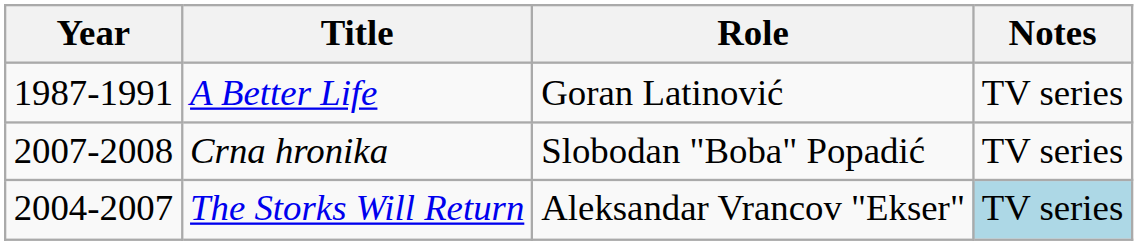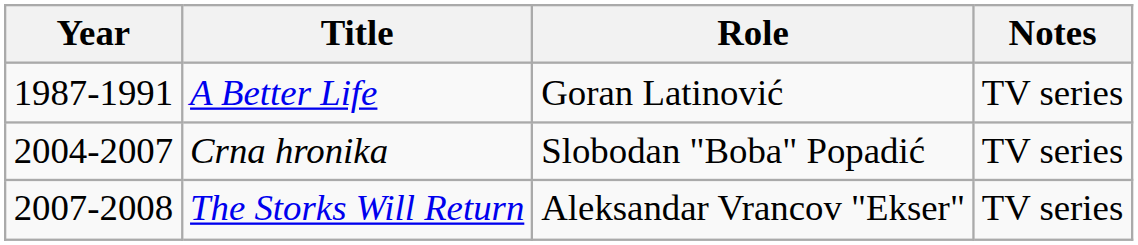(93, 150) 2007-2008 -> (93, 150) 2004-2007
(93, 208) 2004-2007 -> (93, 208) 2007-2008
(1053, 208) lightblue background -> (1053, 208) no background
